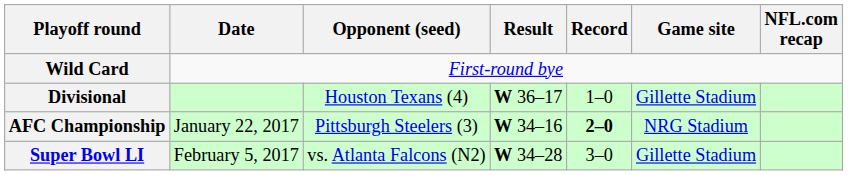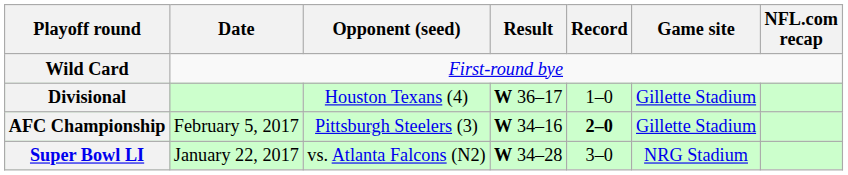(236, 126) January 22, 2017 -> (236, 126) February 5, 2017
(696, 126) NRG Stadium -> (696, 126) Gillette Stadium
(236, 155) February 5, 2017 -> (236, 155) January 22, 2017
(696, 155) Gillette Stadium -> (696, 155) NRG Stadium
